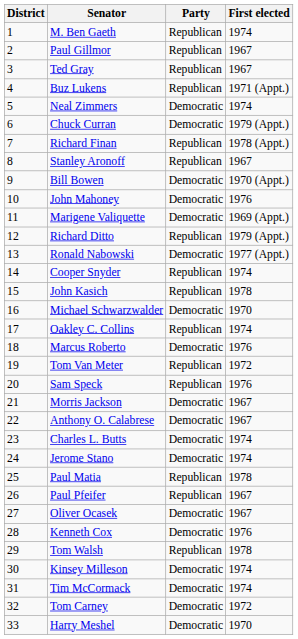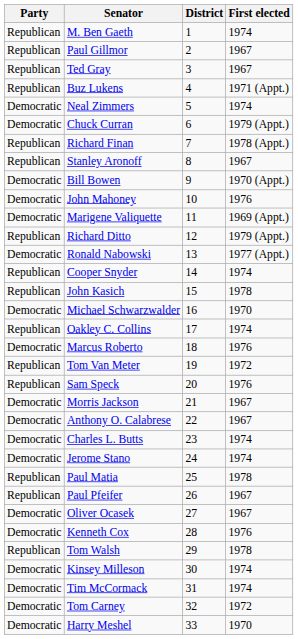columns swapped: (26, 13) <-> (196, 13)
